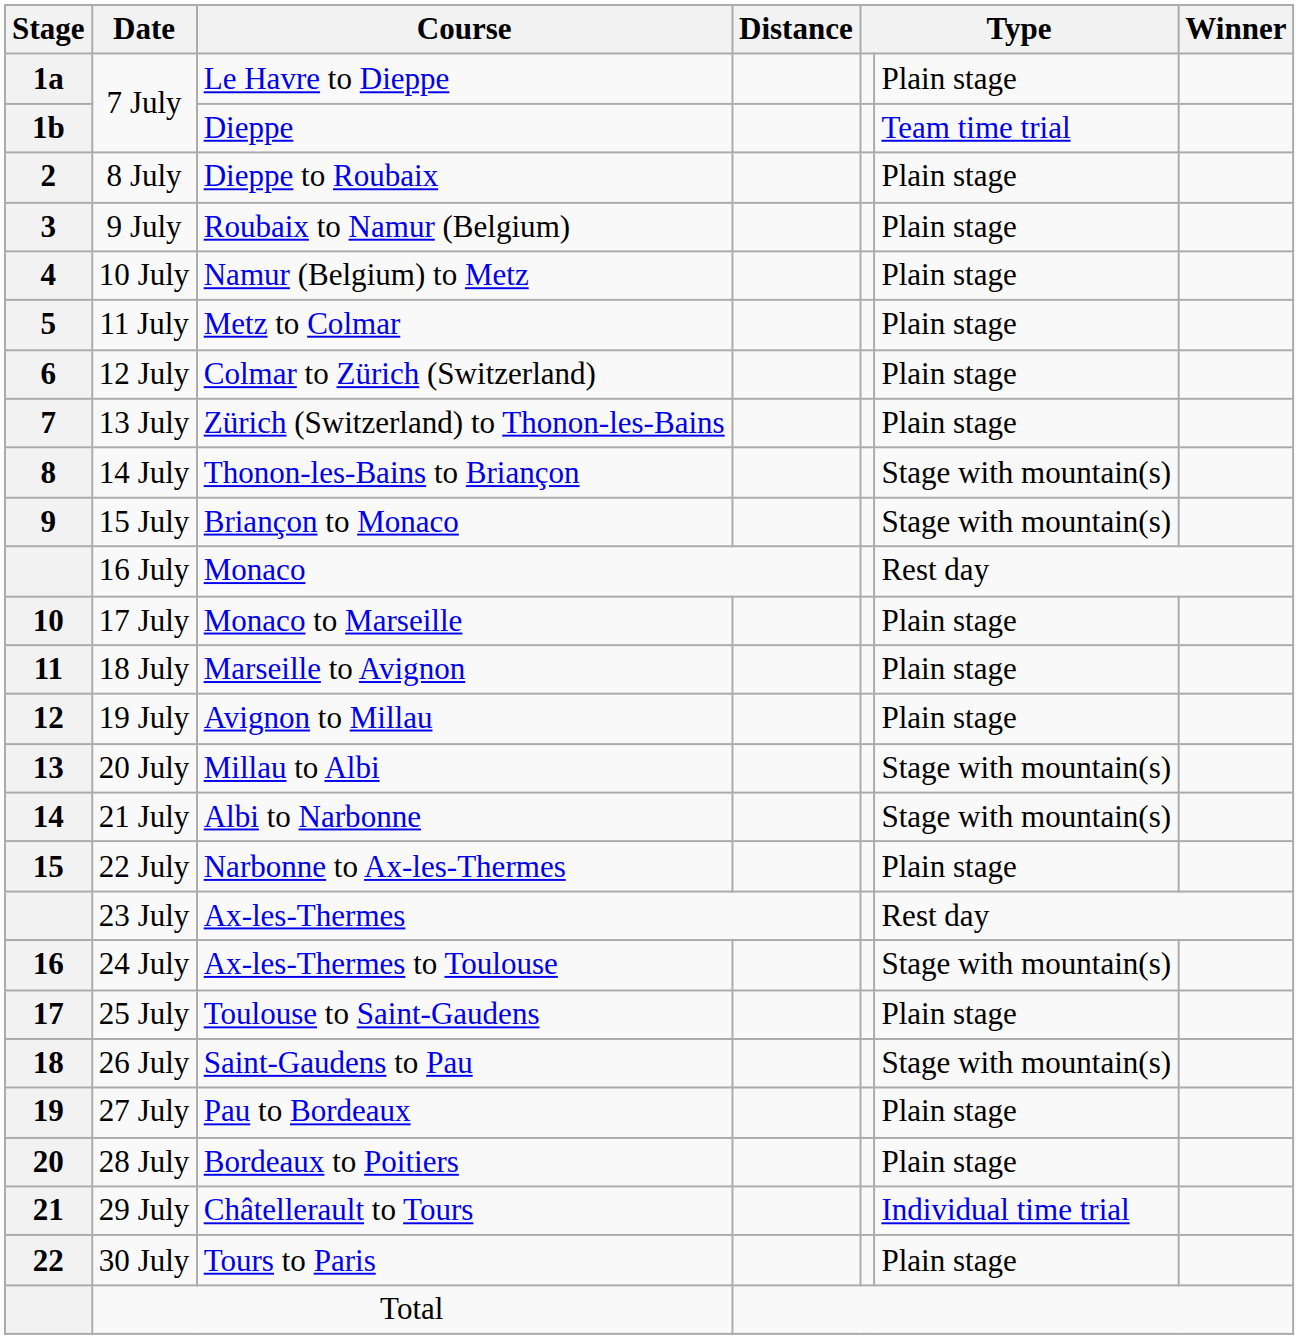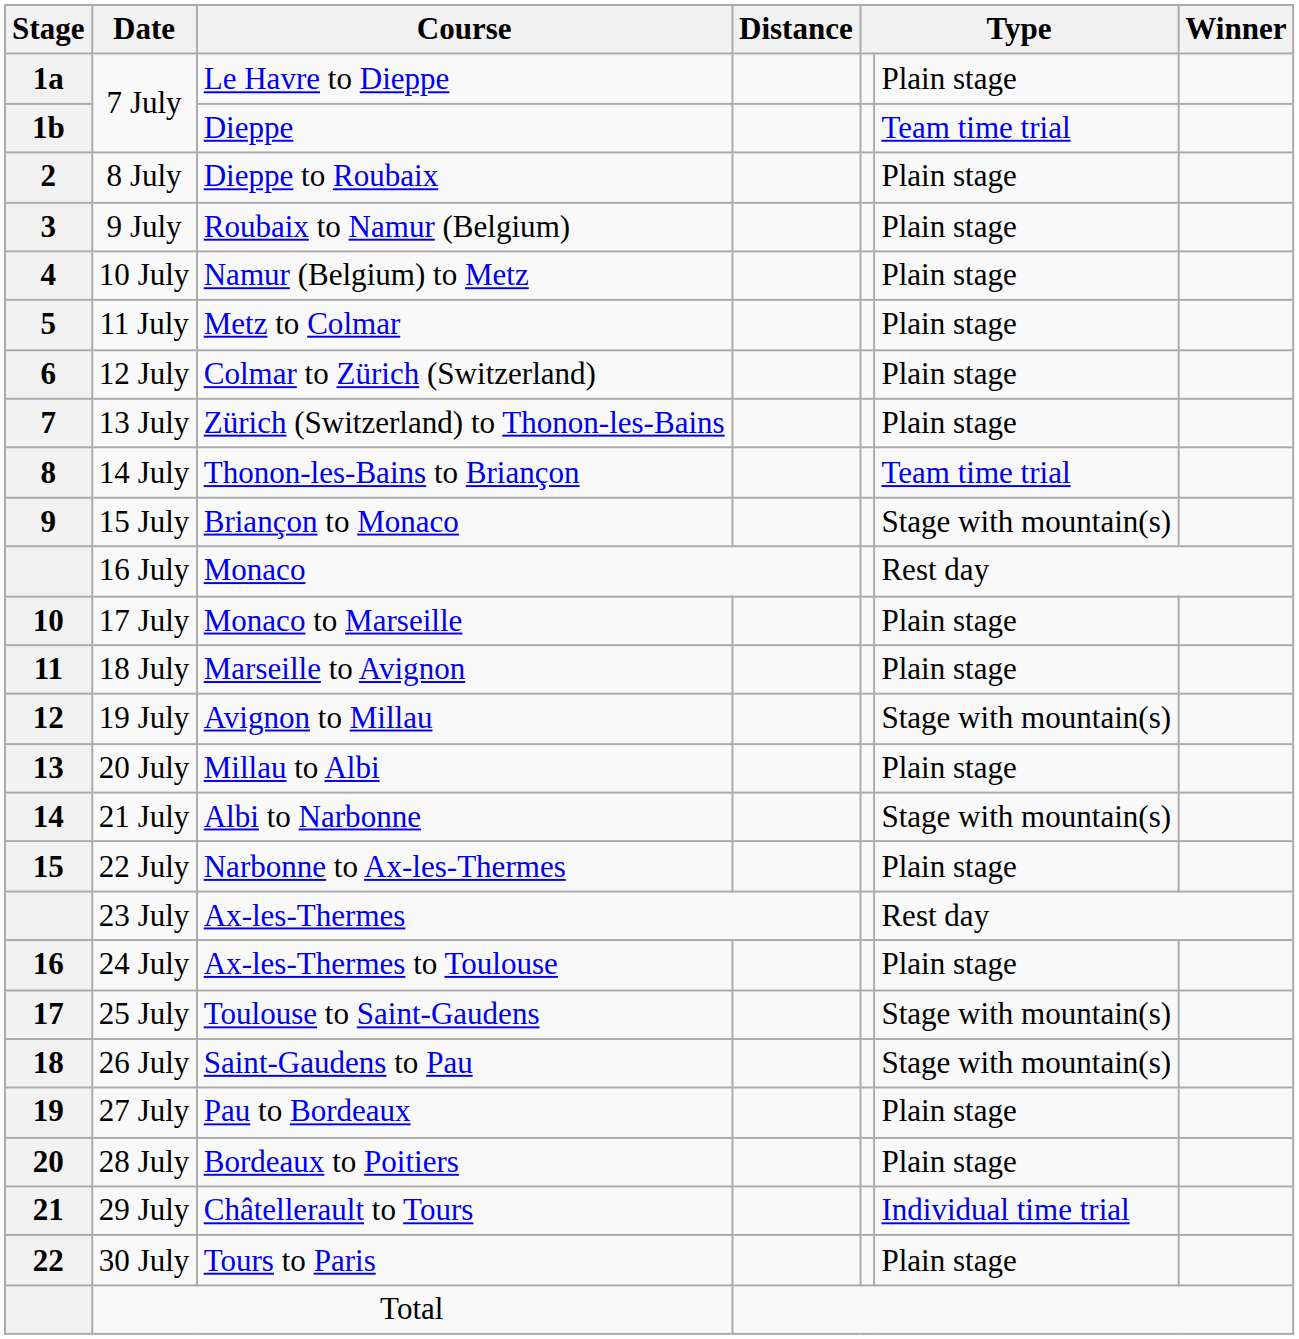(1026, 472) Stage with mountain(s) -> (976, 472) Team time trial
(949, 718) Plain stage -> (1026, 718) Stage with mountain(s)
(1026, 767) Stage with mountain(s) -> (949, 767) Plain stage
(1026, 964) Stage with mountain(s) -> (949, 964) Plain stage
(949, 1013) Plain stage -> (1026, 1013) Stage with mountain(s)
